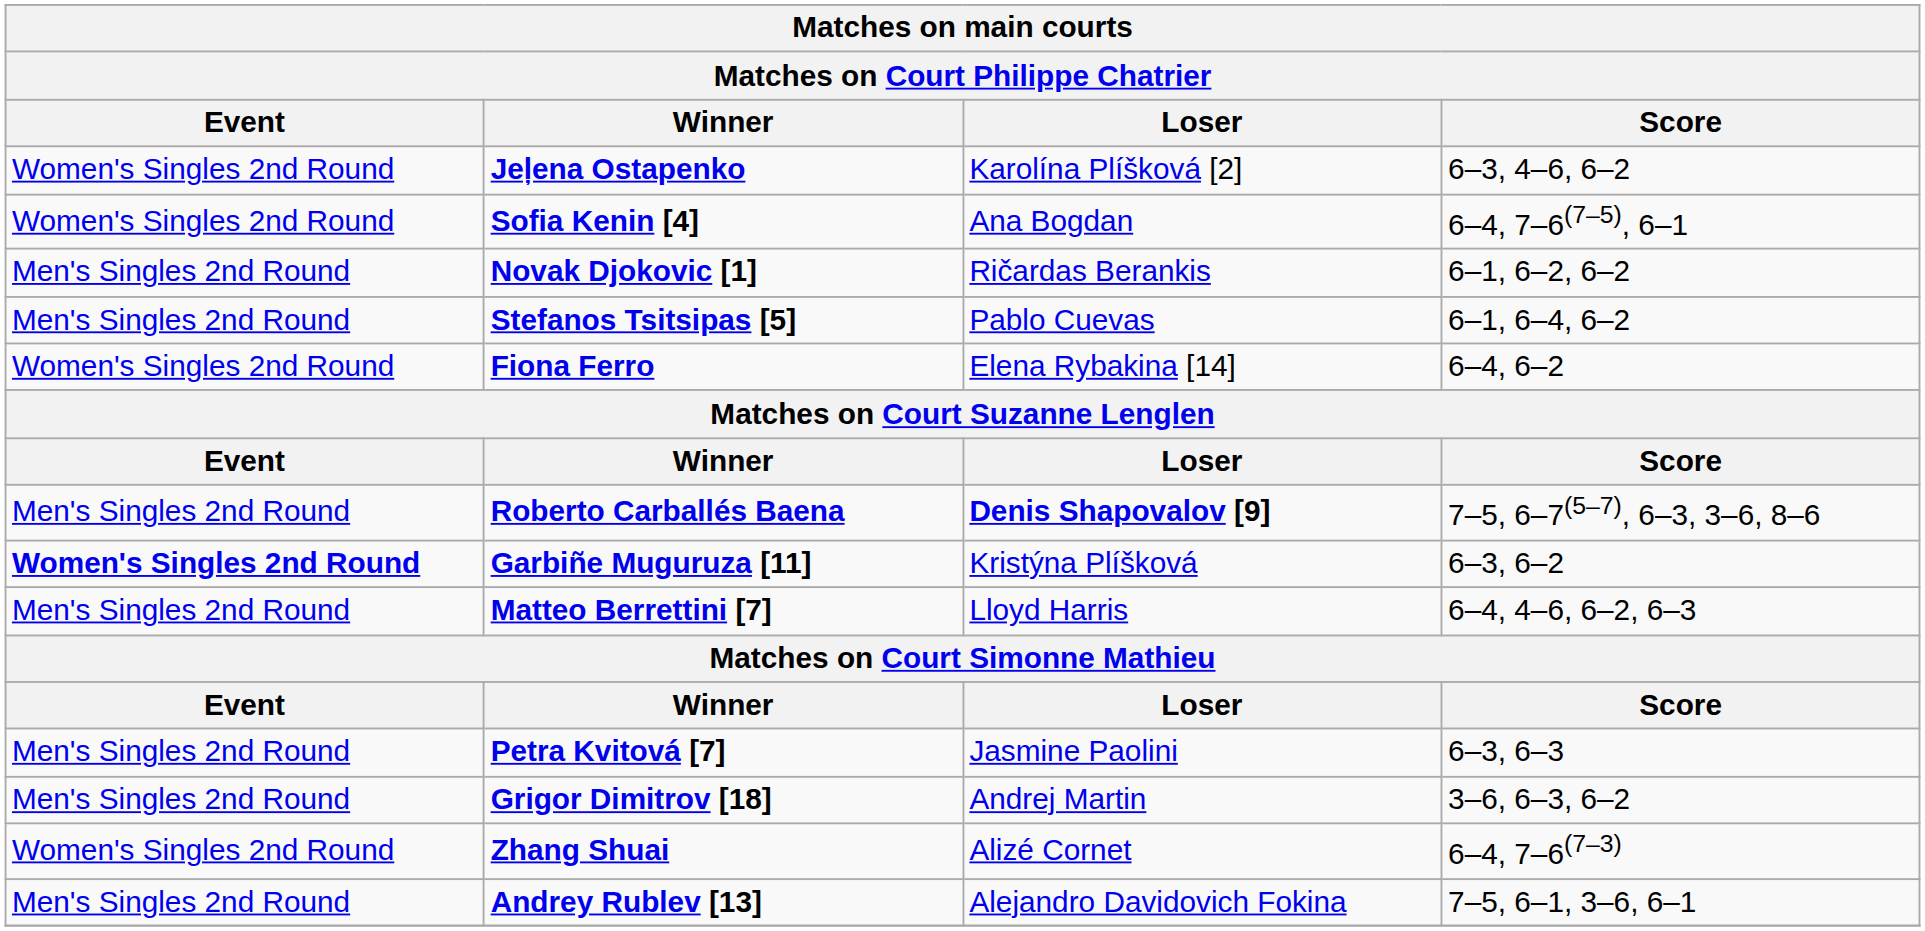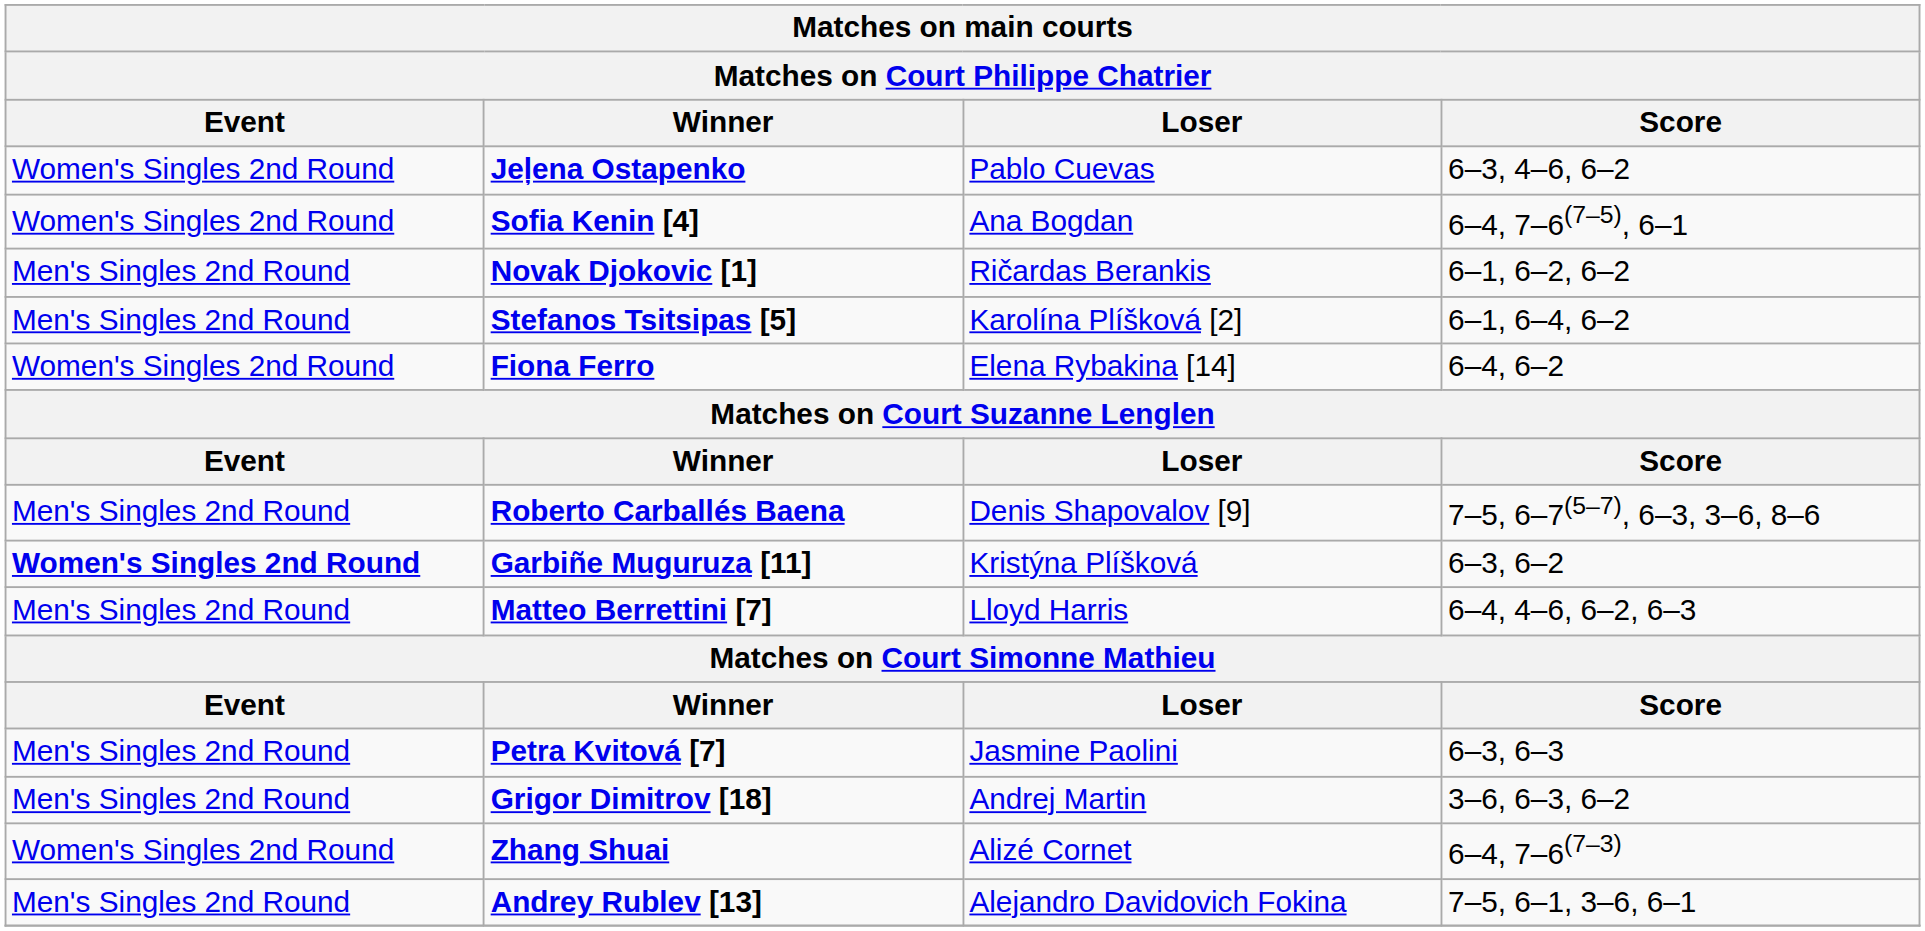(1106, 169) Karolína Plíšková [2] -> (1062, 169) Pablo Cuevas
(1062, 319) Pablo Cuevas -> (1106, 319) Karolína Plíšková [2]
(1120, 512) bold -> (1110, 512) normal
